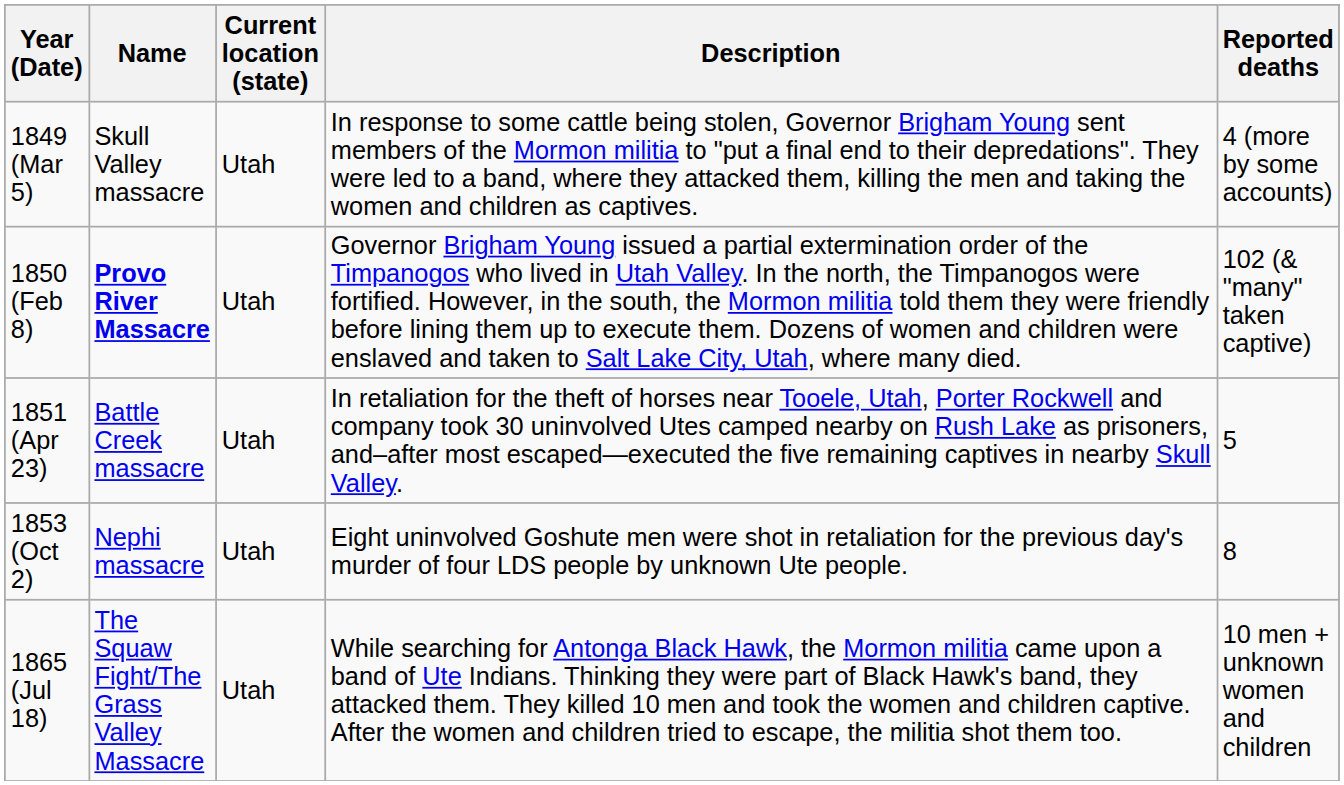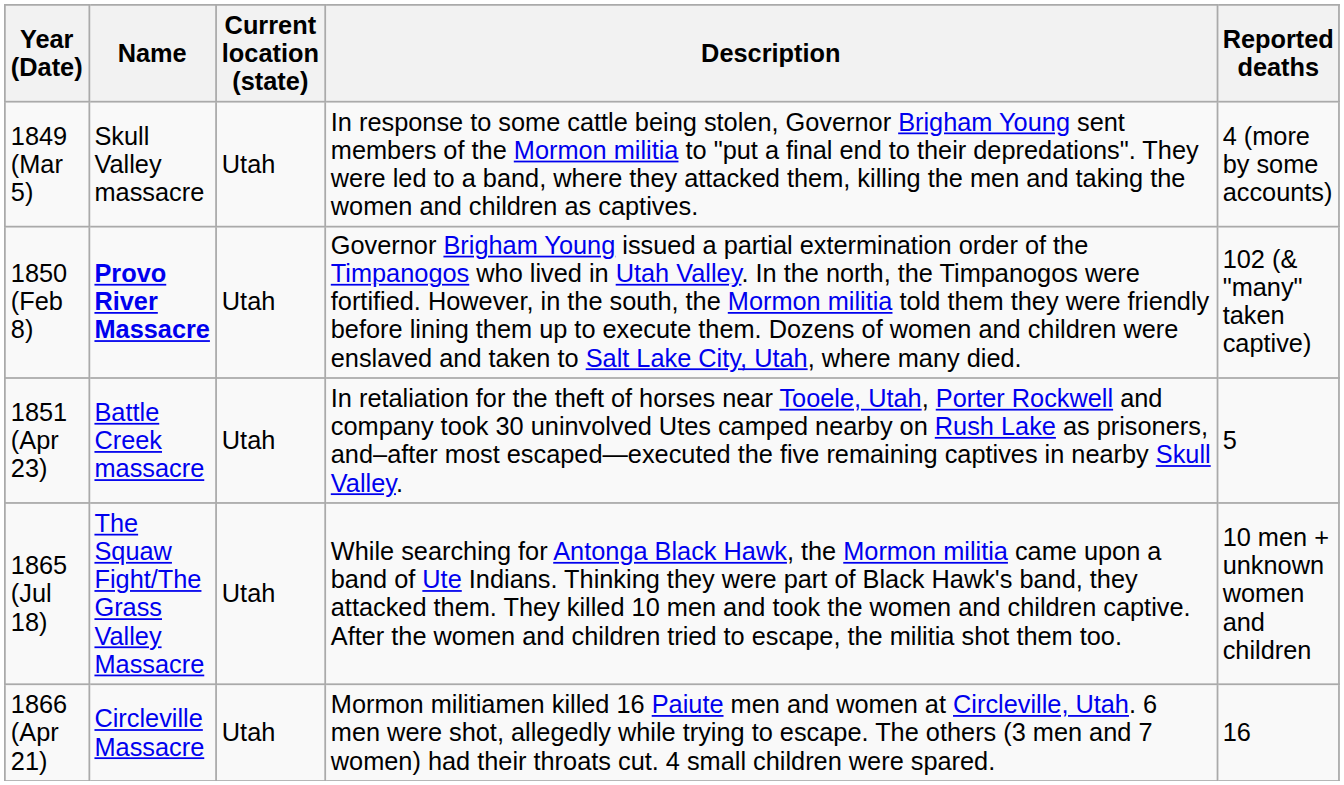- row: (39, 552)
+ row: (39, 732)
